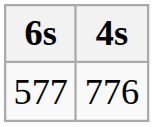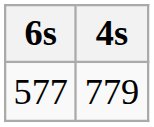(112, 90) 776 -> (112, 90) 779
